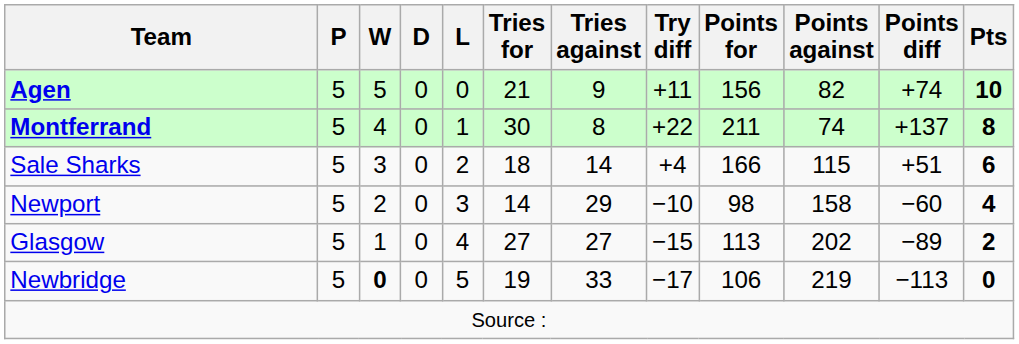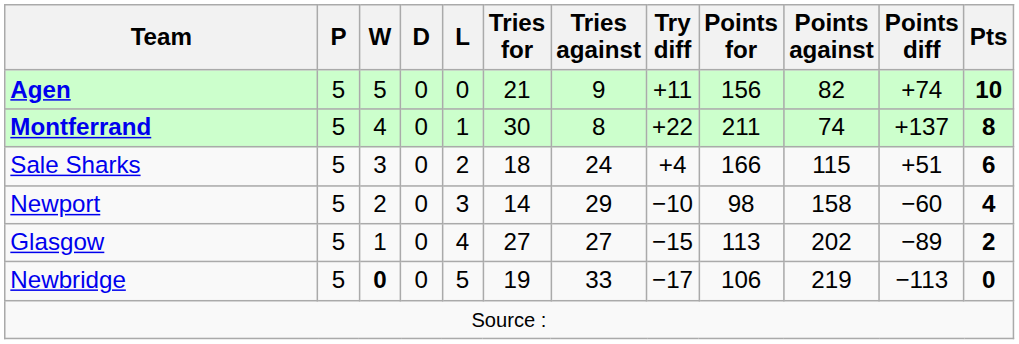(599, 165) 14 -> (599, 165) 24
